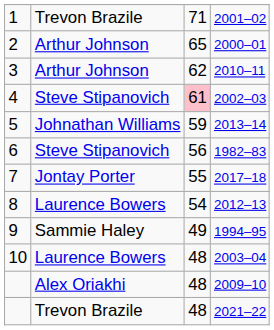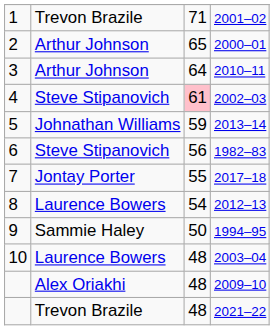(198, 71) 62 -> (198, 71) 64
(198, 230) 49 -> (198, 230) 50
